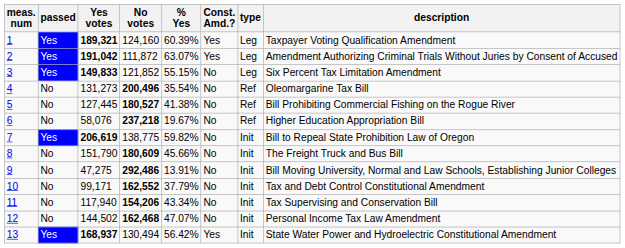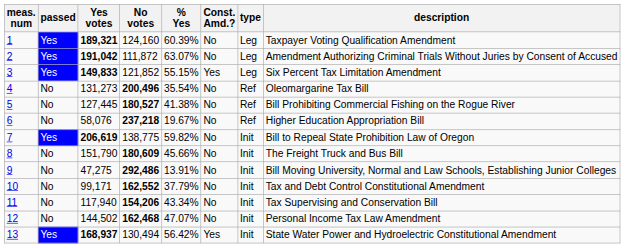(212, 40) Yes -> (210, 40) No
(212, 56) Yes -> (210, 56) No
(210, 72) No -> (212, 72) Yes
